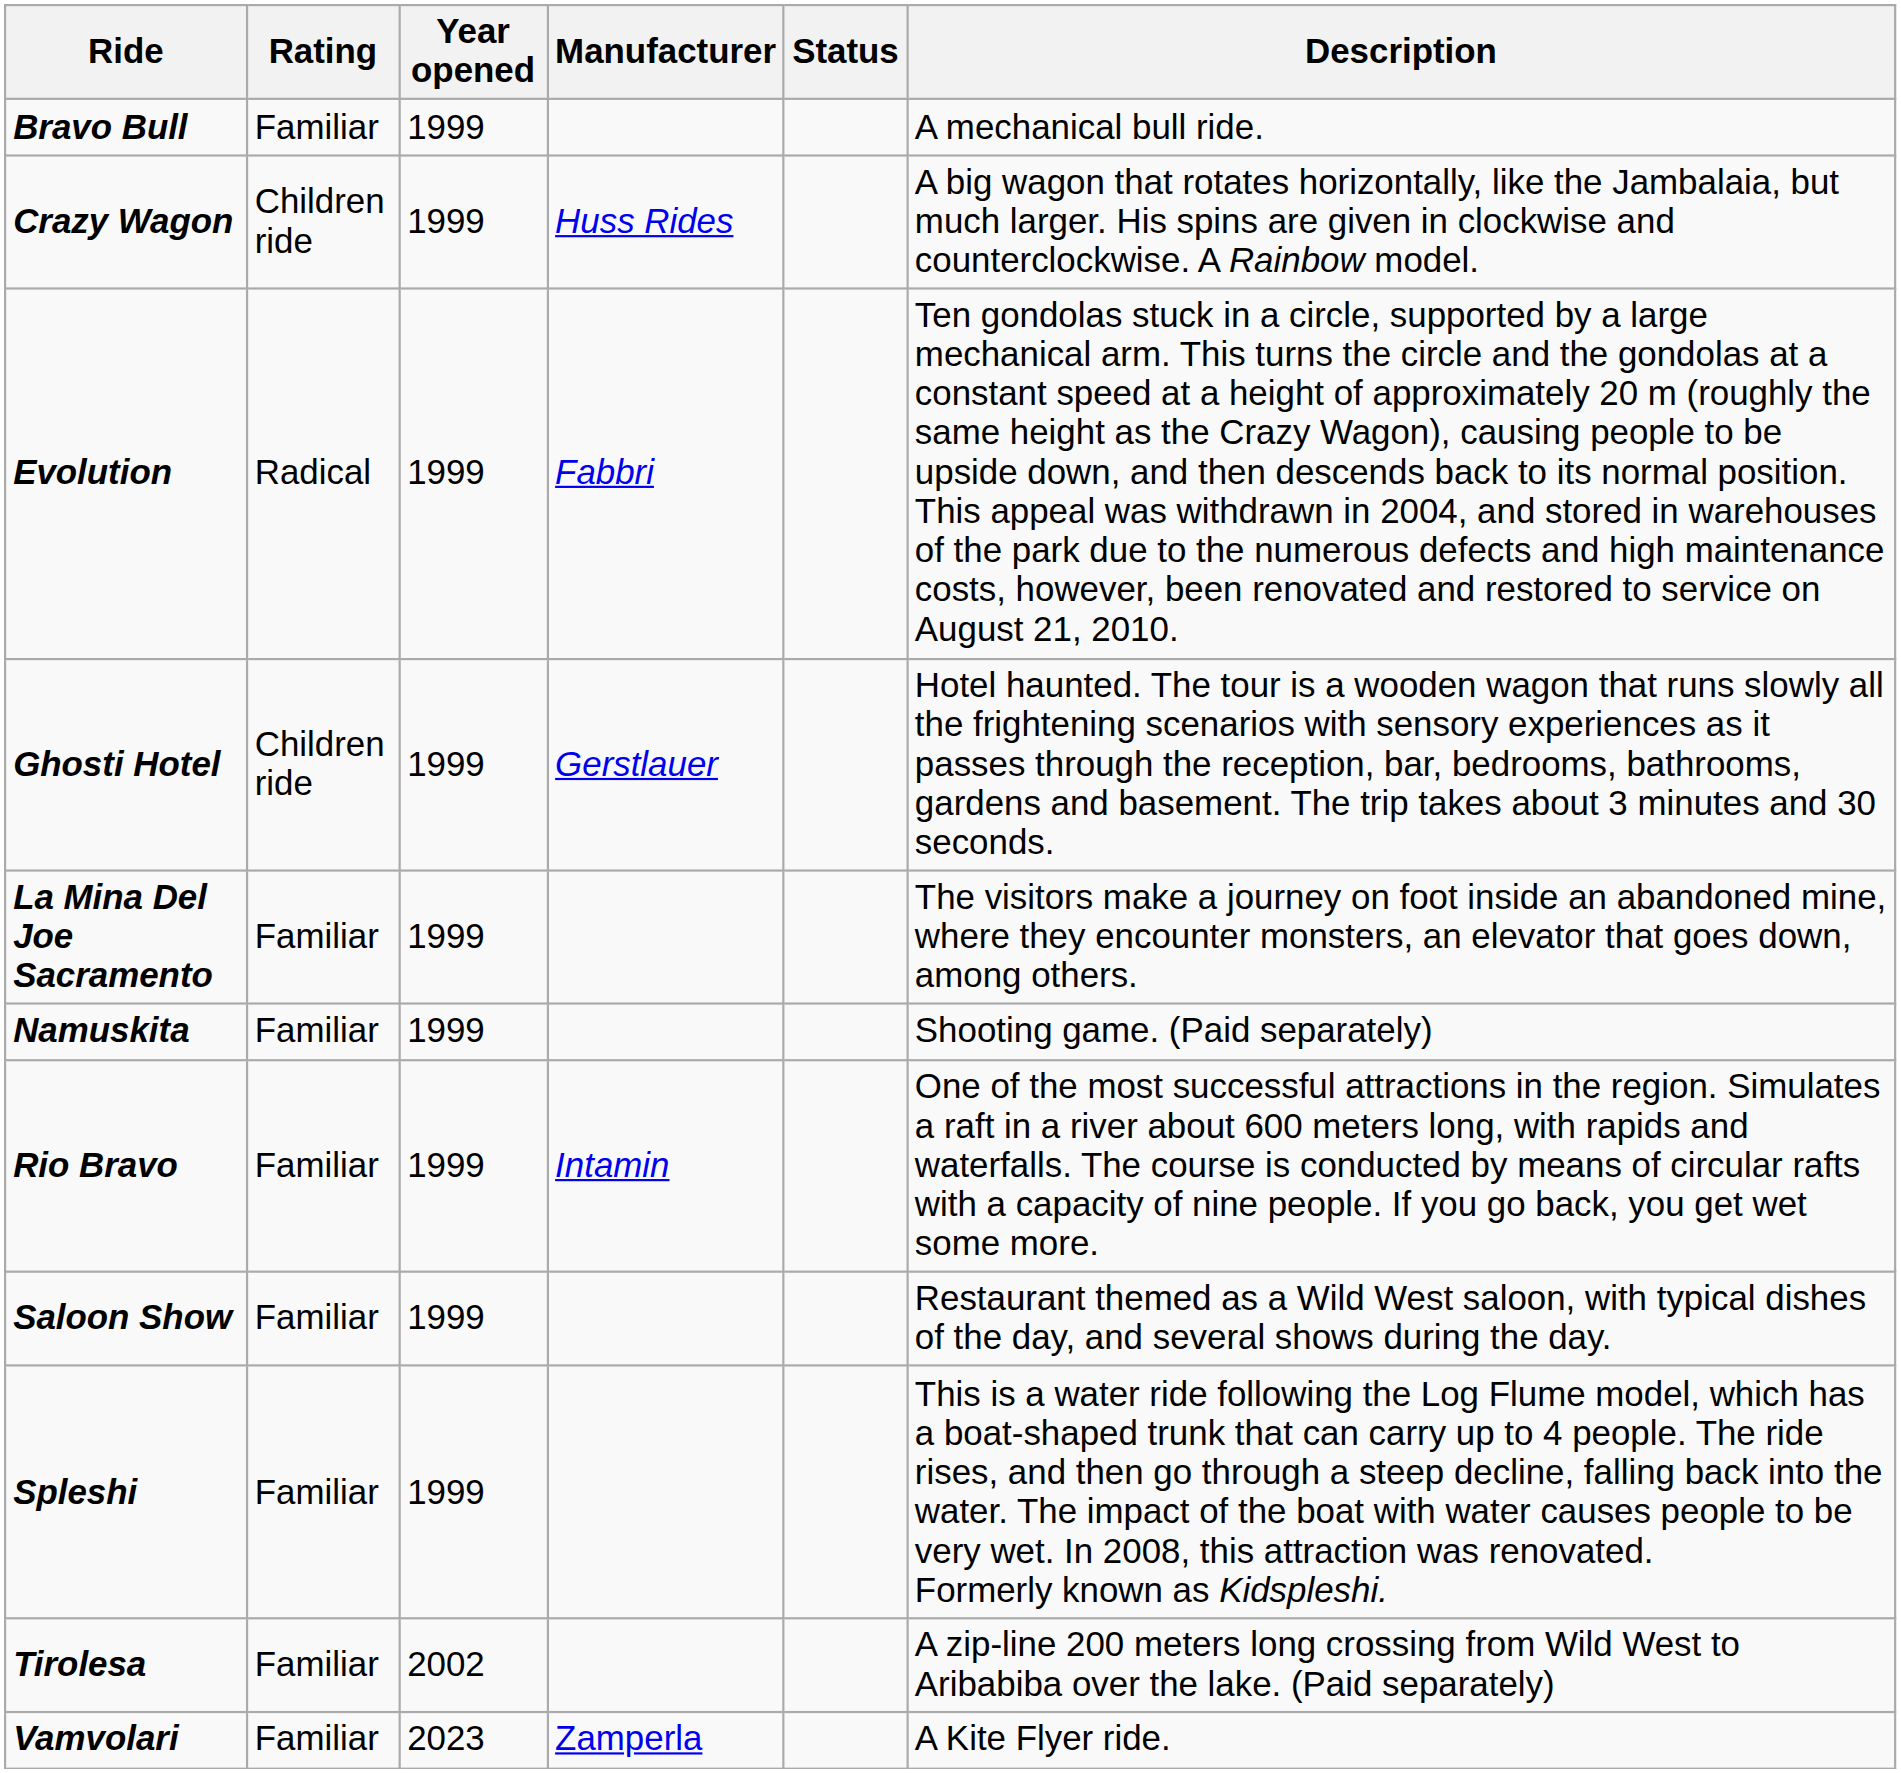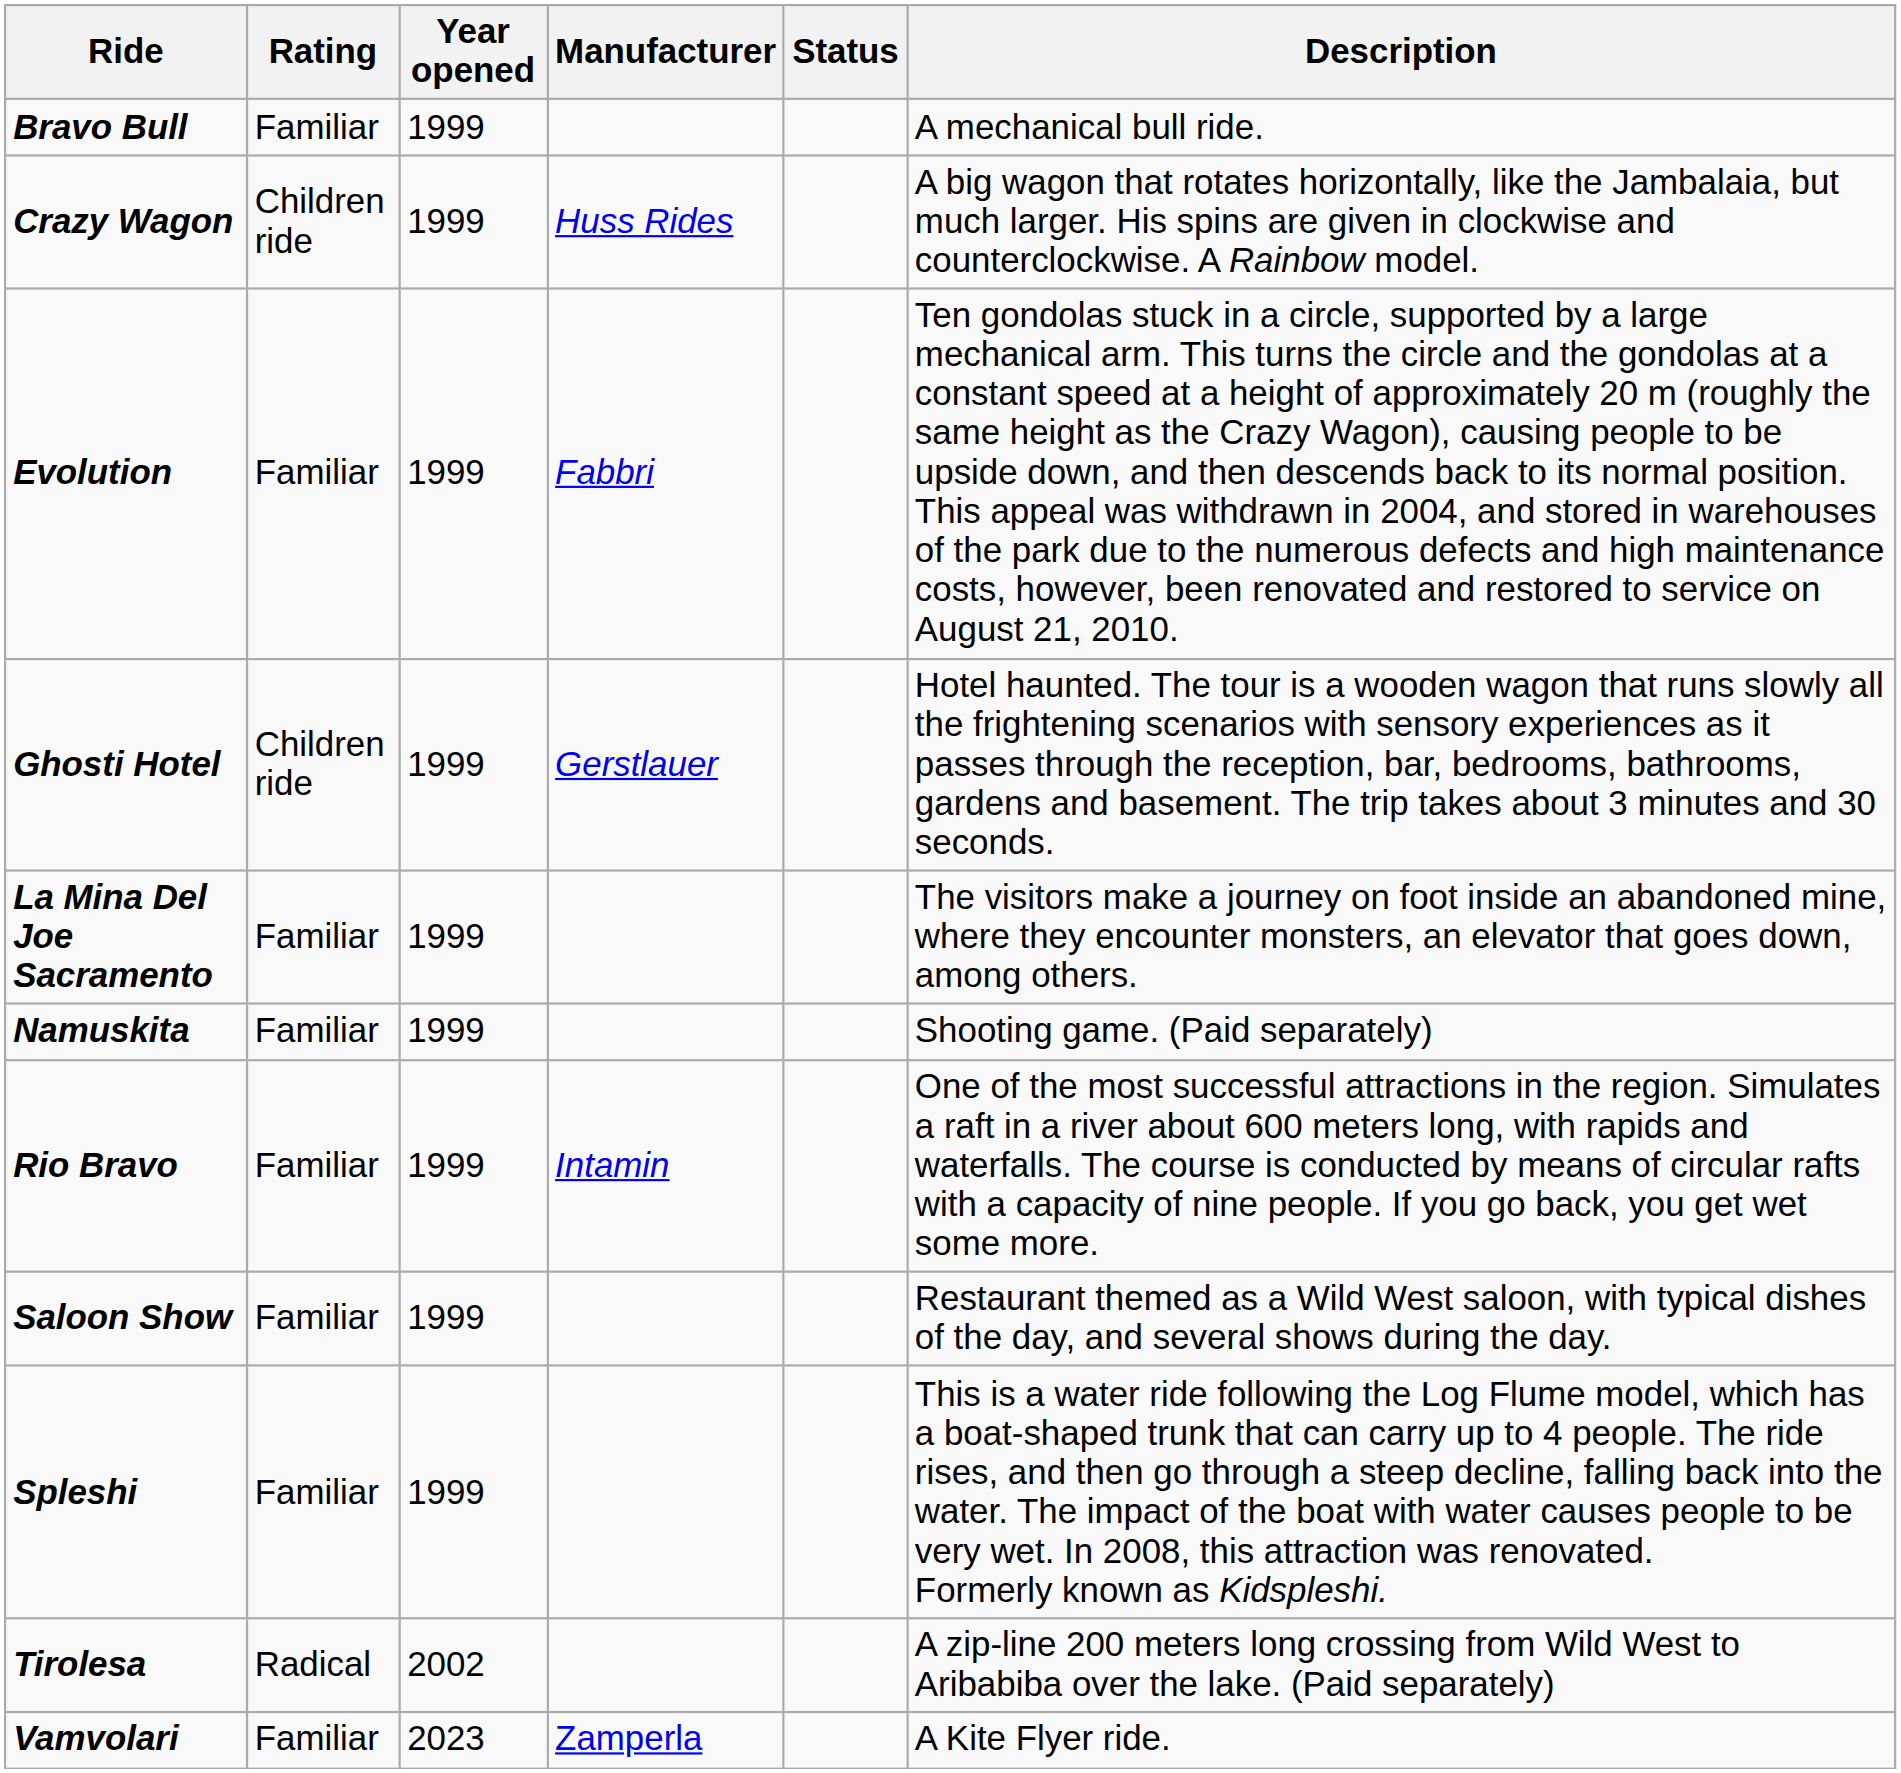(313, 472) Radical -> (317, 472) Familiar
(317, 1664) Familiar -> (313, 1664) Radical
